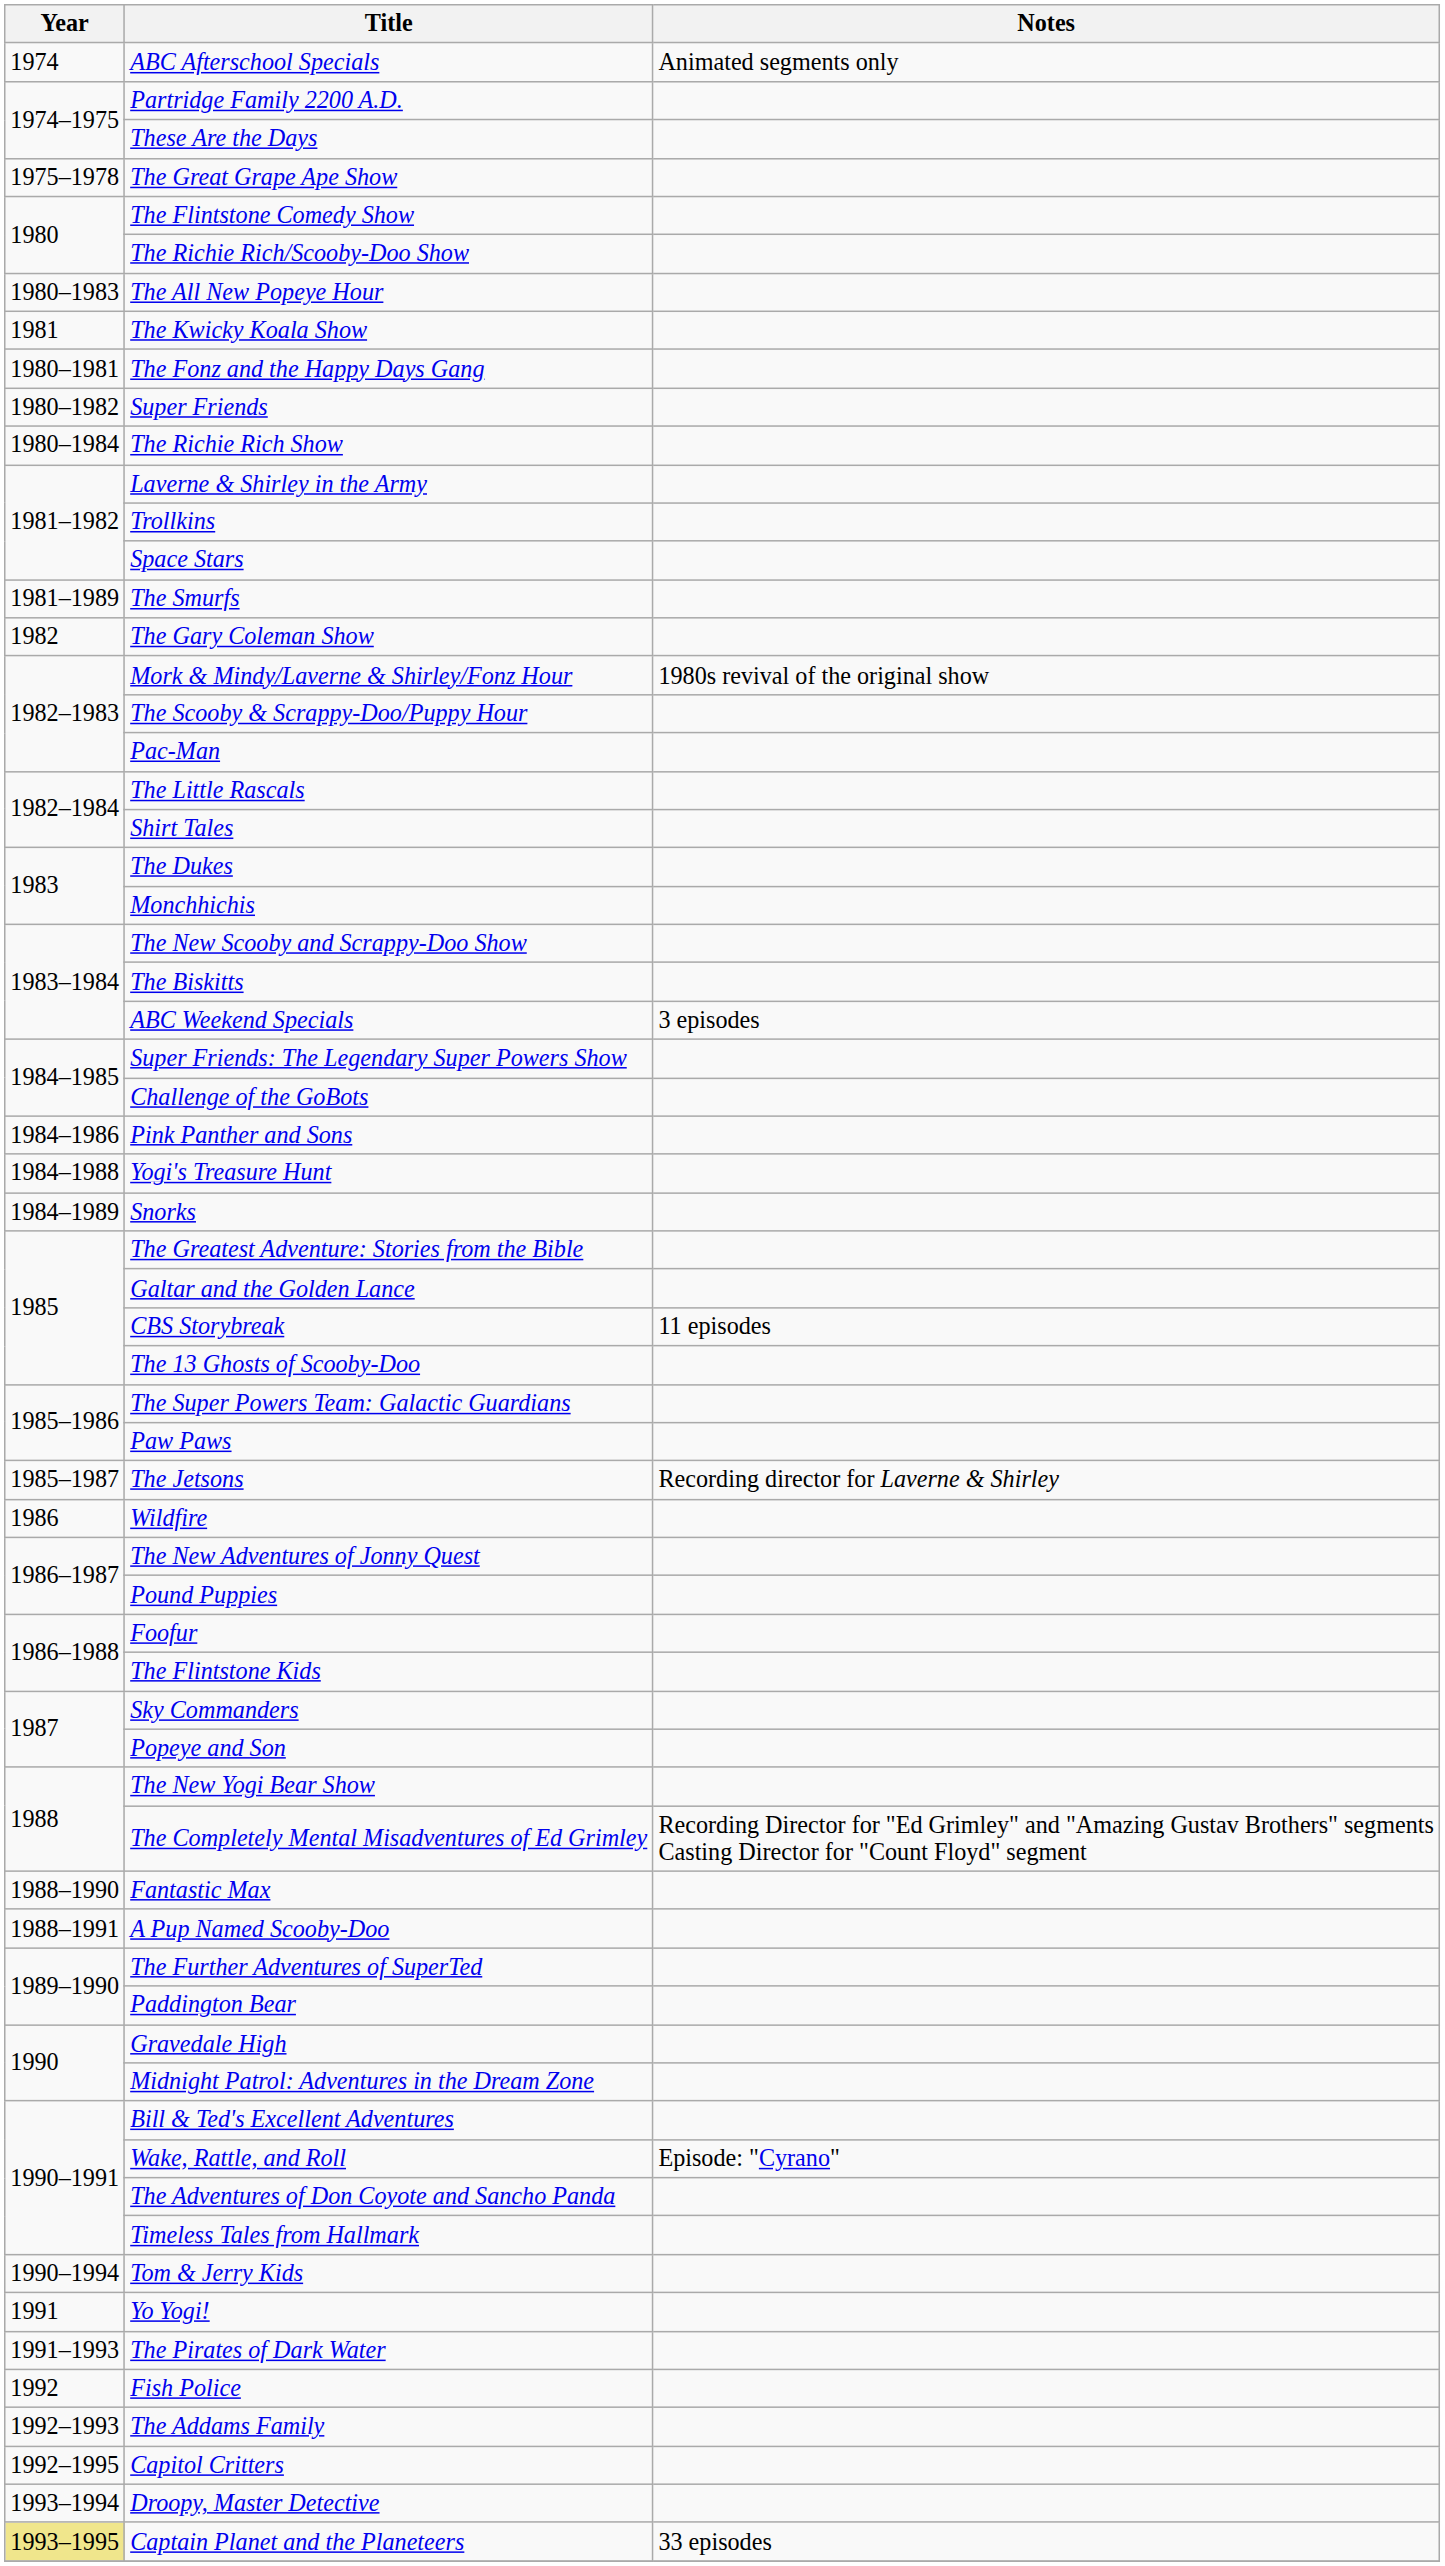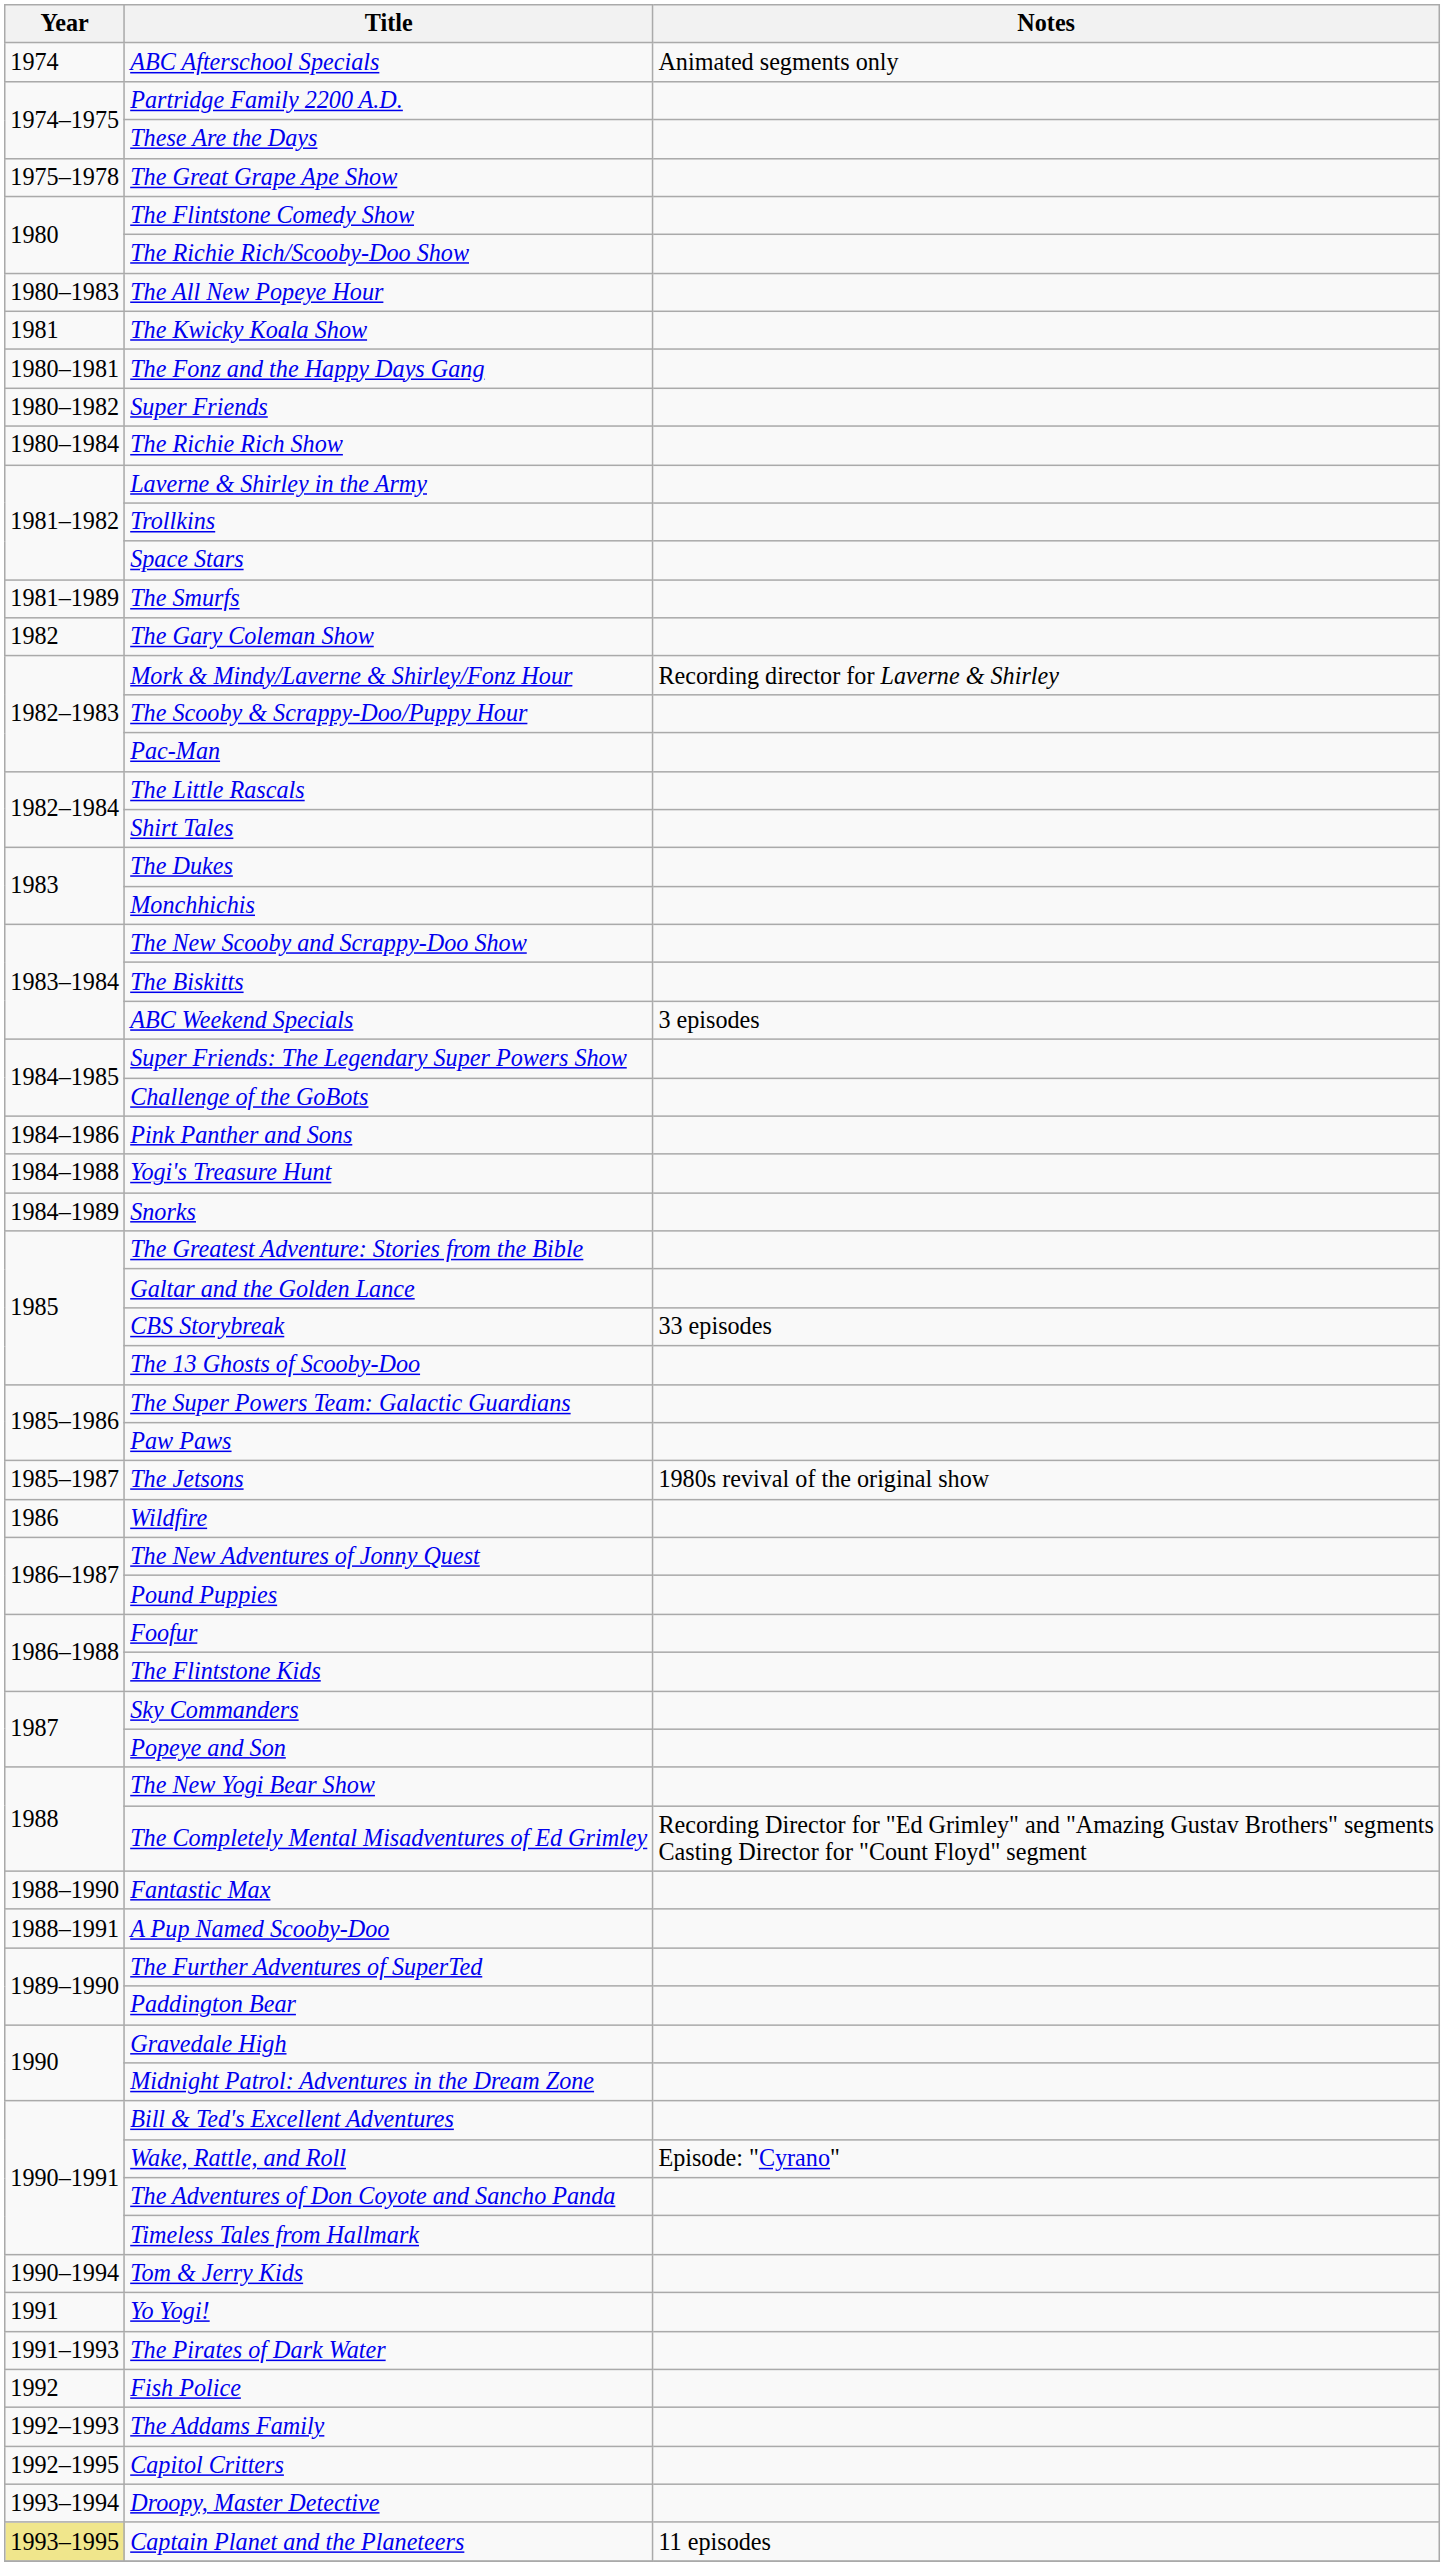(824, 675) 1980s revival of the original show -> (859, 675) Recording director for Laverne & Shirley
(715, 1326) 11 episodes -> (715, 1326) 33 episodes
(859, 1479) Recording director for Laverne & Shirley -> (824, 1479) 1980s revival of the original show
(715, 2541) 33 episodes -> (715, 2541) 11 episodes
